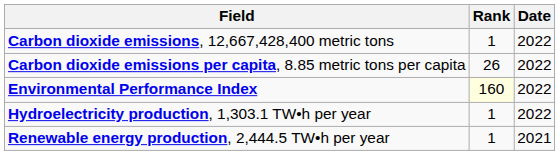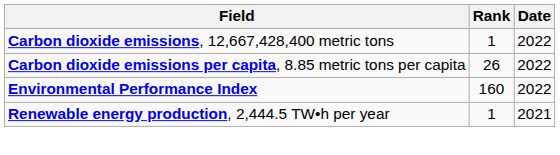(491, 89) lightyellow background -> (491, 89) no background
- row: (189, 114)
